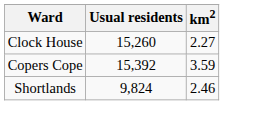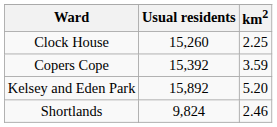(203, 42) 2.27 -> (255, 42) 2.25
+ row: (72, 88)
